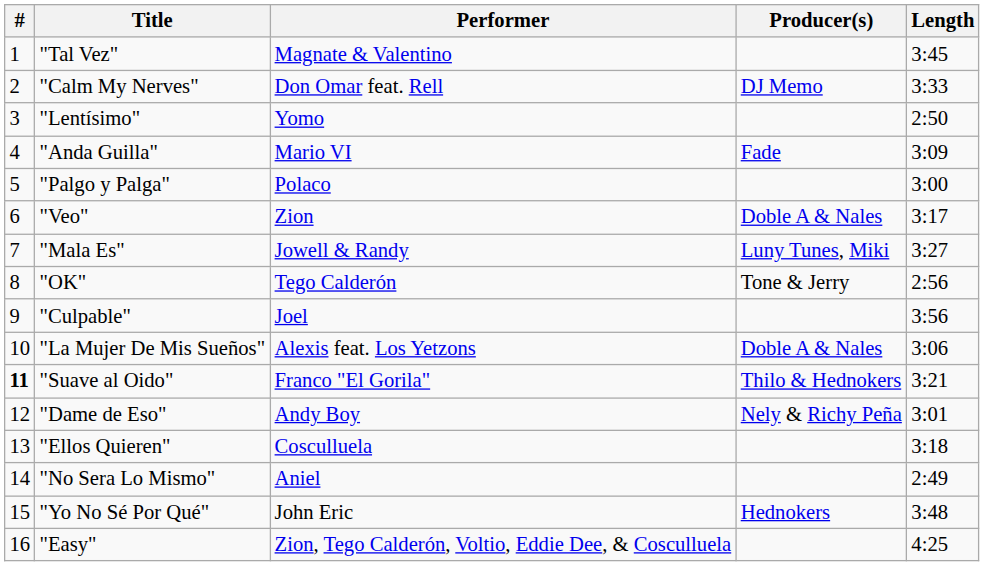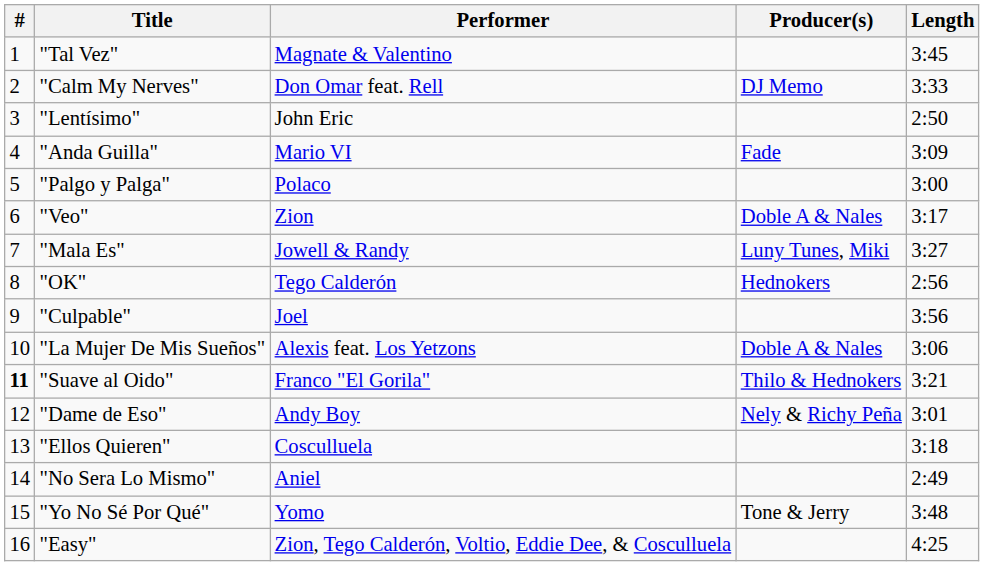(299, 119) Yomo -> (314, 119) John Eric
(795, 282) Tone & Jerry -> (785, 282) Hednokers
(314, 511) John Eric -> (299, 511) Yomo
(785, 511) Hednokers -> (795, 511) Tone & Jerry
